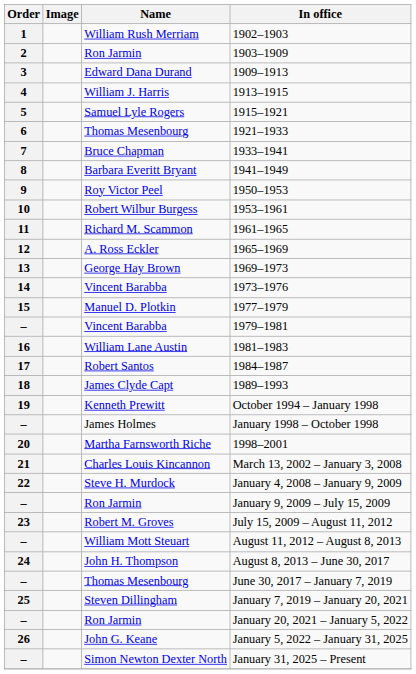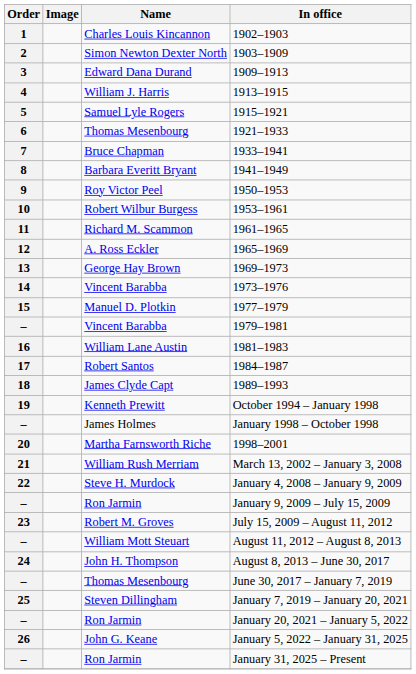(142, 33) William Rush Merriam -> (147, 33) Charles Louis Kincannon
(113, 53) Ron Jarmin -> (156, 53) Simon Newton Dexter North
(147, 463) Charles Louis Kincannon -> (142, 463) William Rush Merriam
(156, 659) Simon Newton Dexter North -> (113, 659) Ron Jarmin
